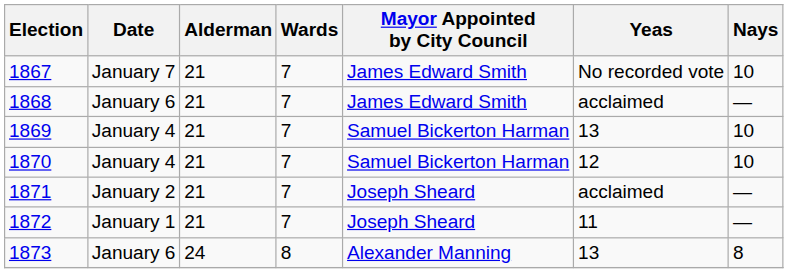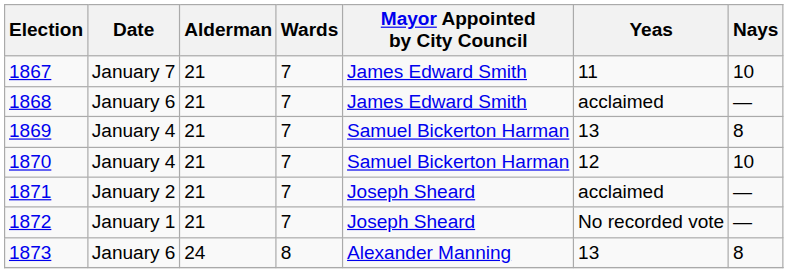(651, 71) No recorded vote -> (588, 71) 11
(744, 131) 10 -> (738, 131) 8
(588, 222) 11 -> (651, 222) No recorded vote
